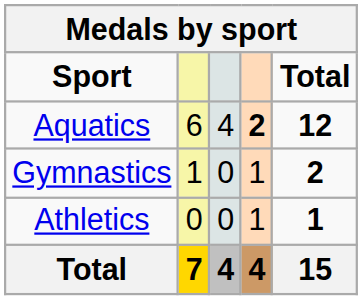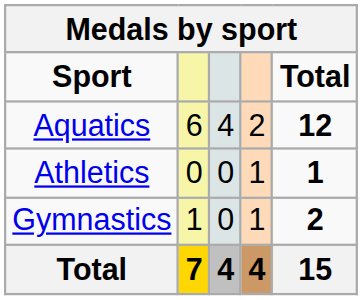(257, 125) bold -> (257, 125) normal
rows swapped: (92, 221) <-> (92, 173)
